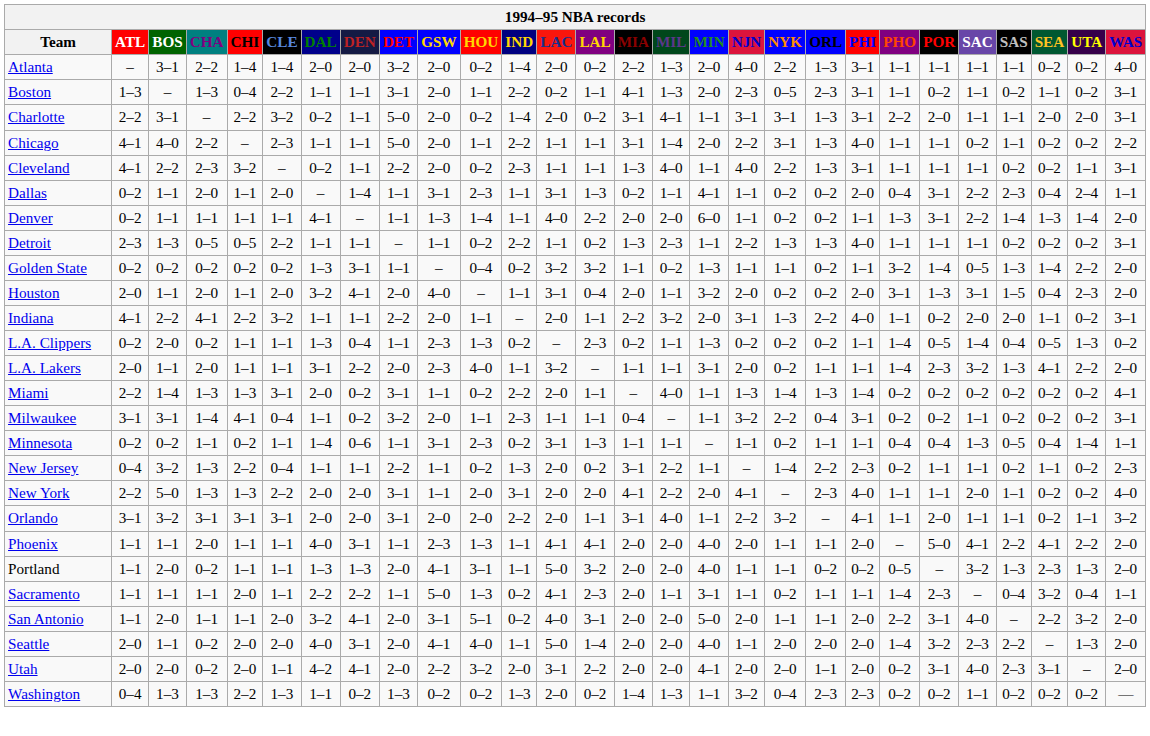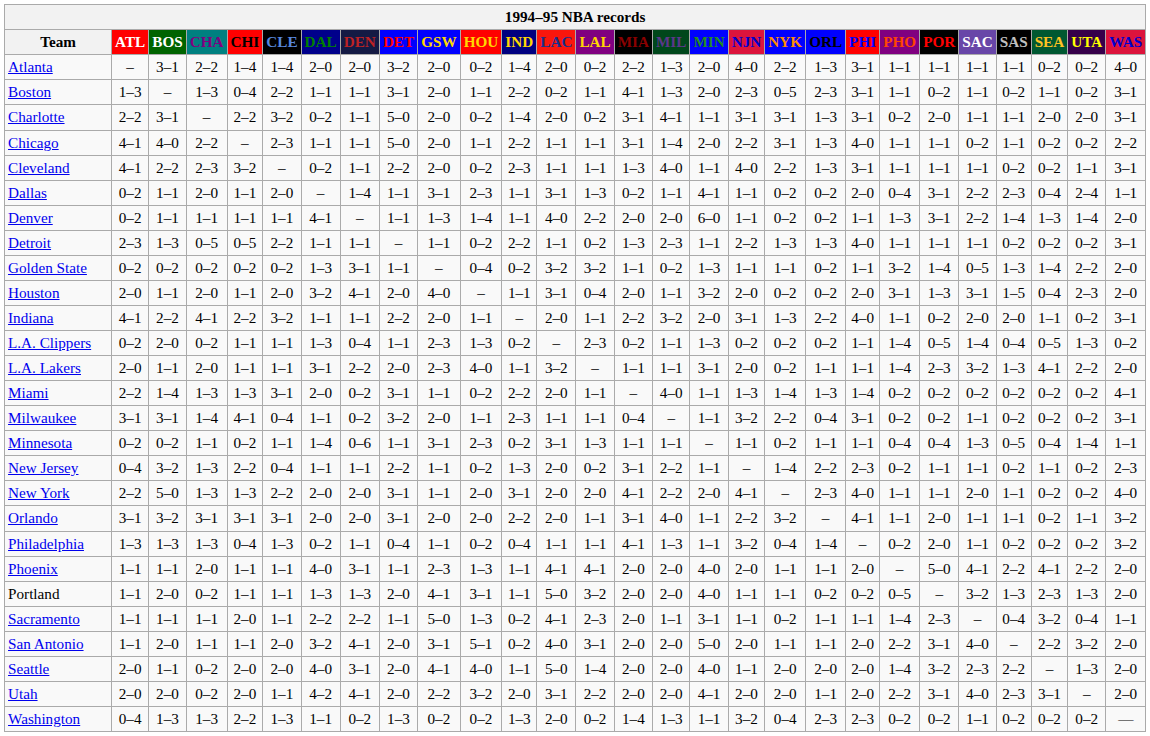(900, 117) 2–2 -> (900, 117) 0–2
+ row: (46, 543)
(900, 668) 0–2 -> (900, 693) 2–2
